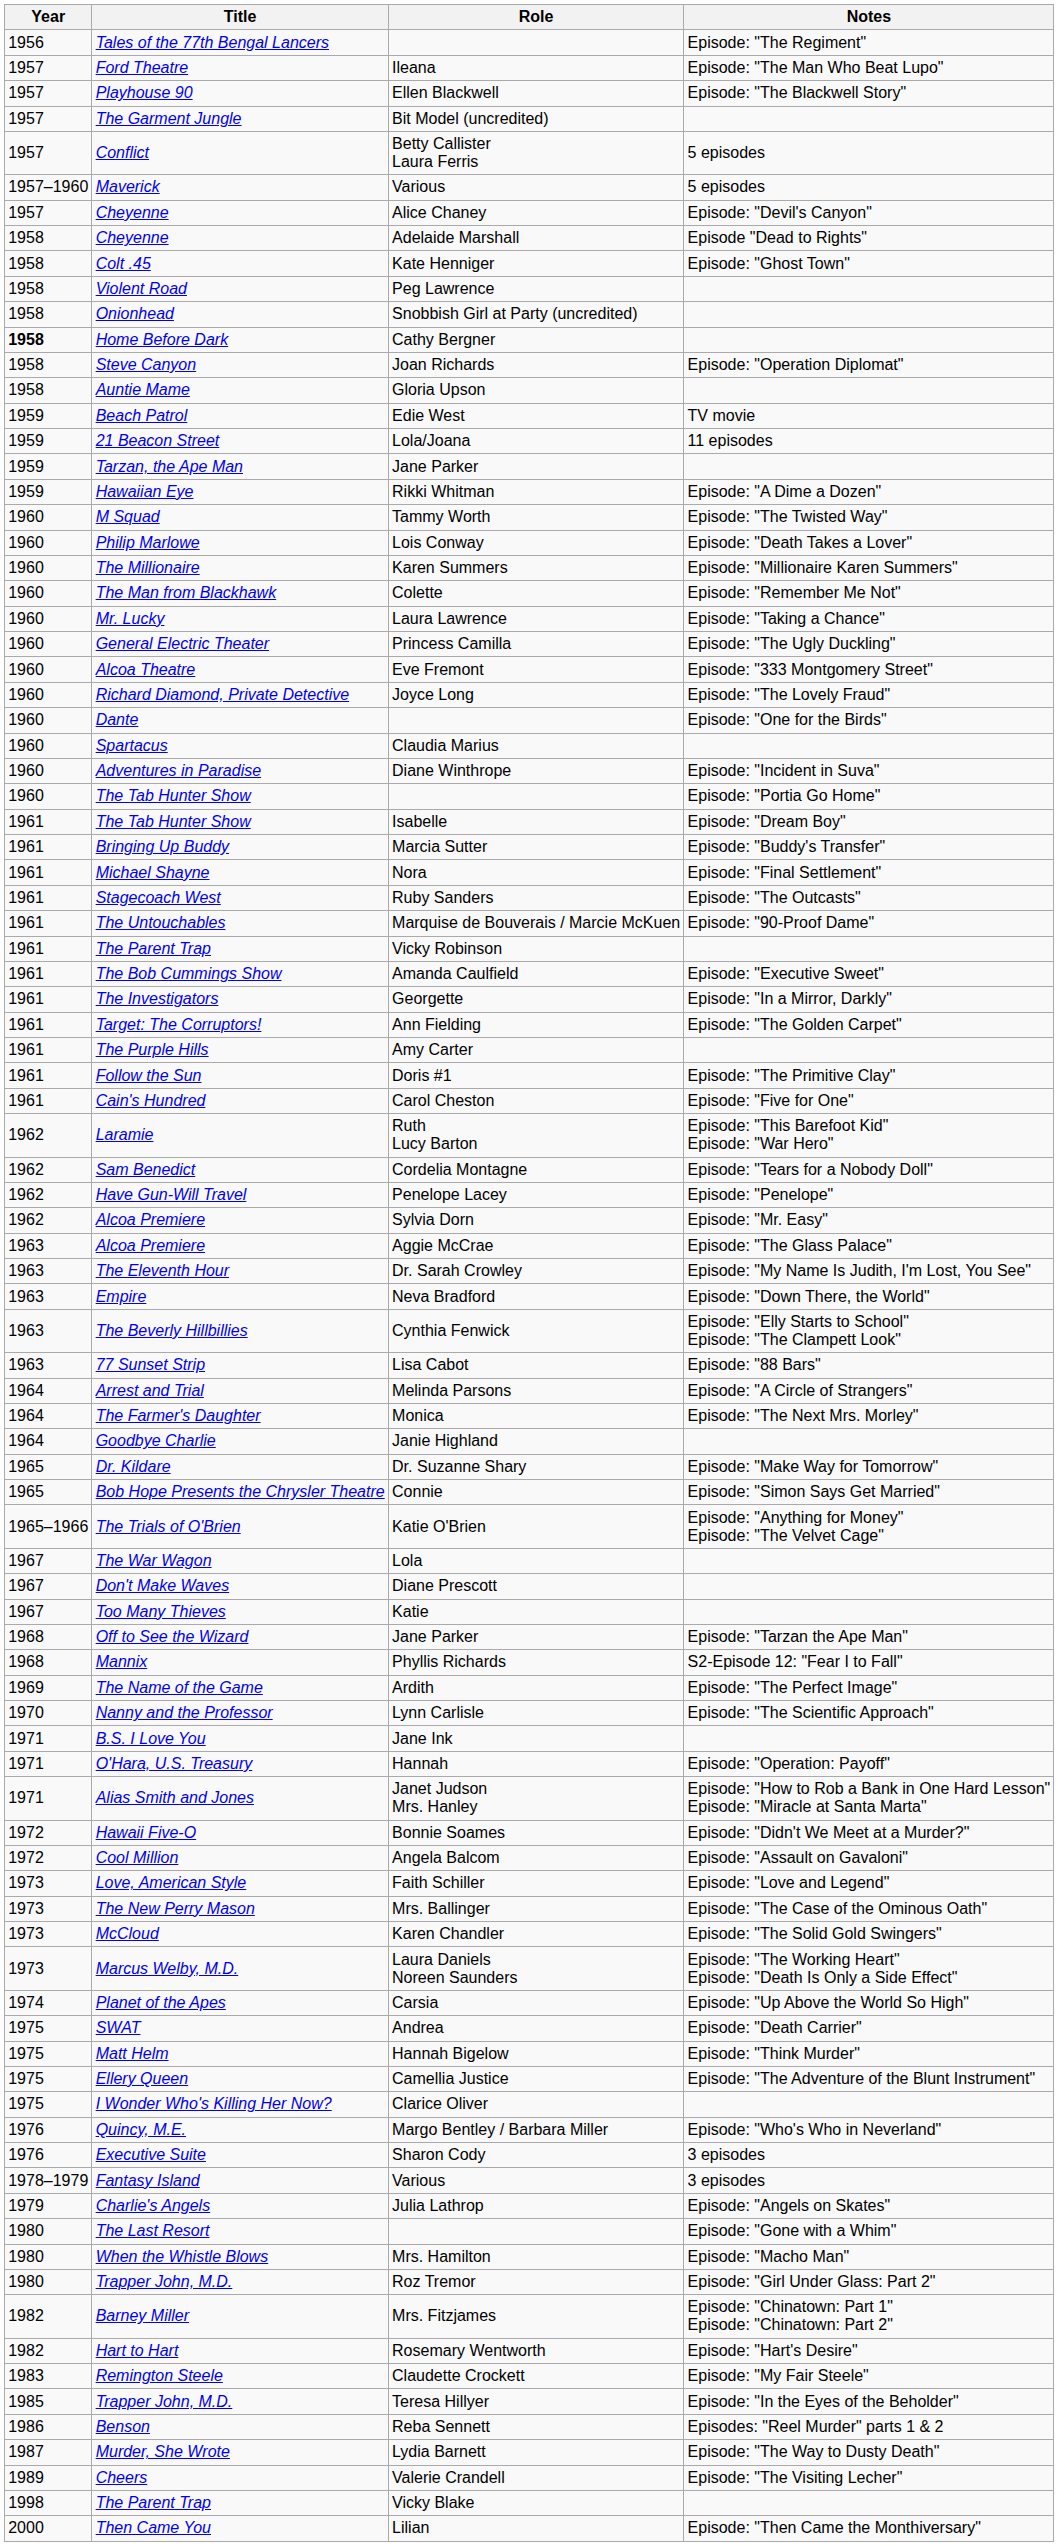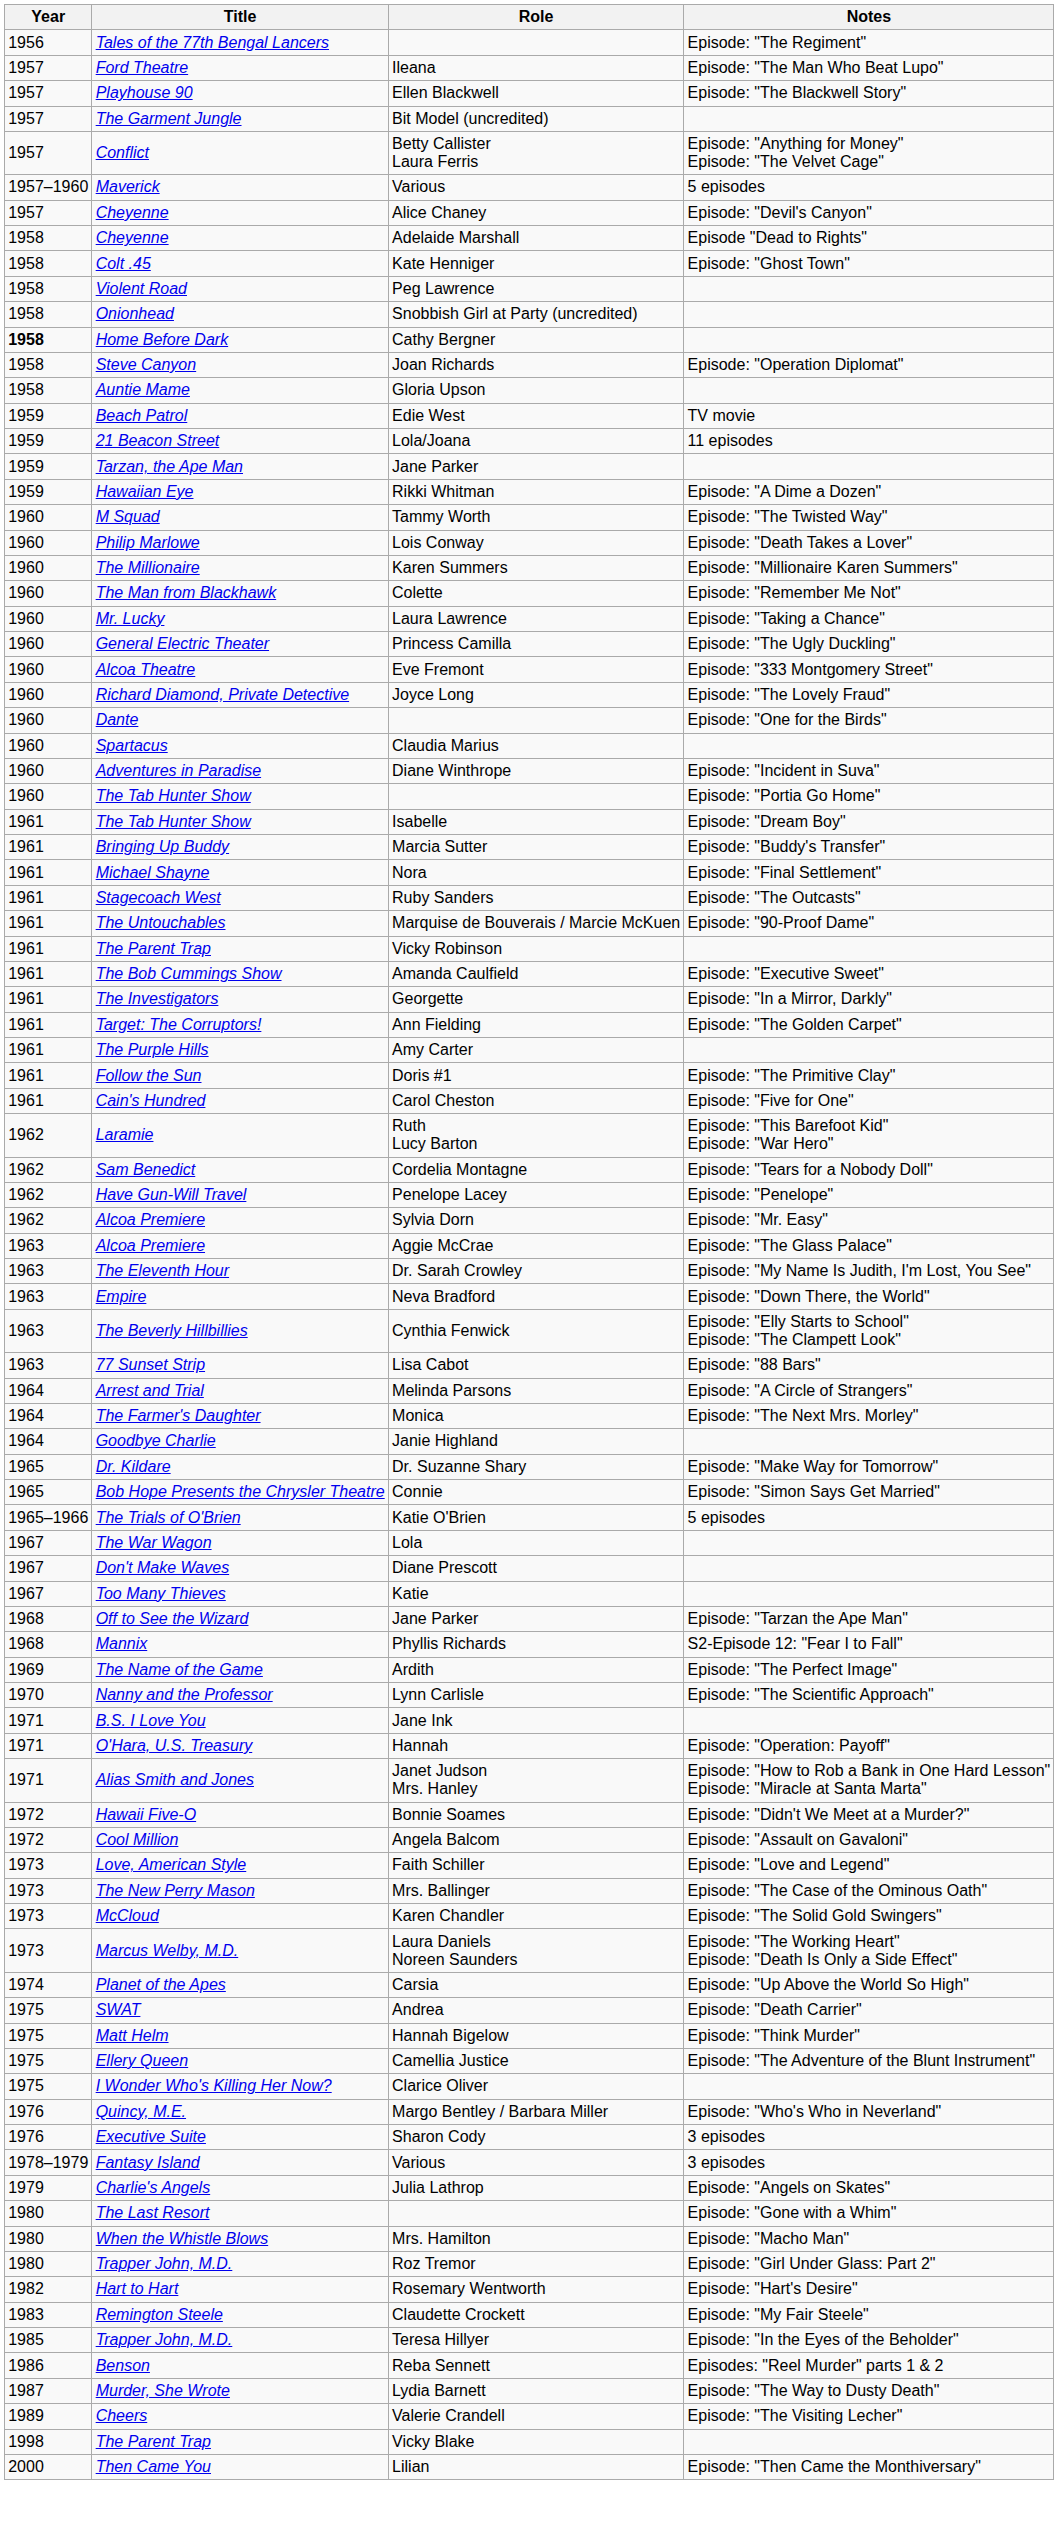(726, 153) 5 episodes -> (796, 153) Episode: "Anything for Money" Episode: "The Velvet Cage"
(796, 1526) Episode: "Anything for Money" Episode: "The Velvet Cage" -> (726, 1517) 5 episodes
- row: (142, 2316)
